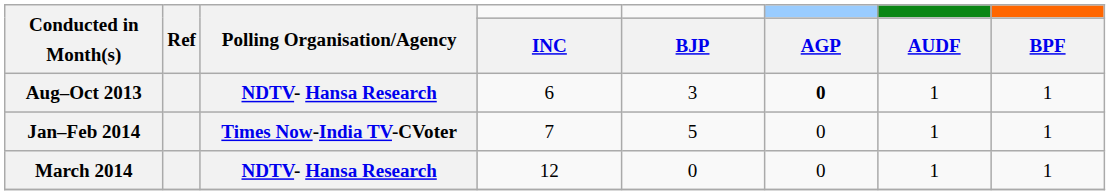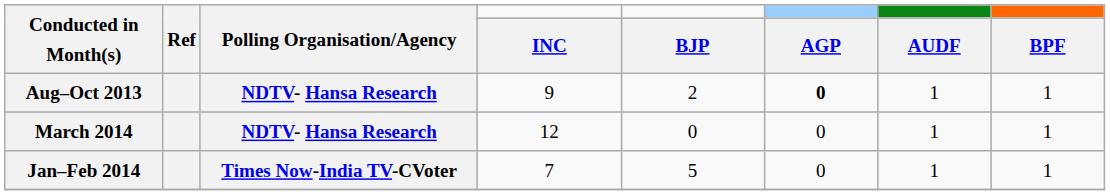(549, 93) 6 -> (549, 93) 9
(693, 93) 3 -> (693, 93) 2
rows swapped: (84, 132) <-> (84, 170)
